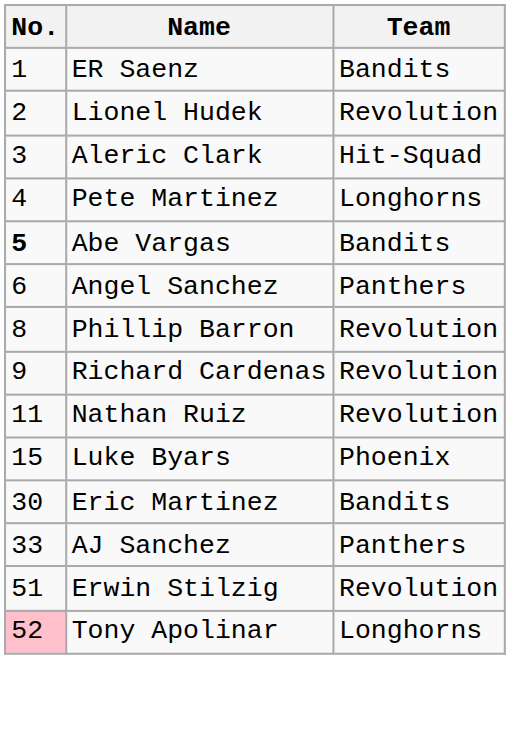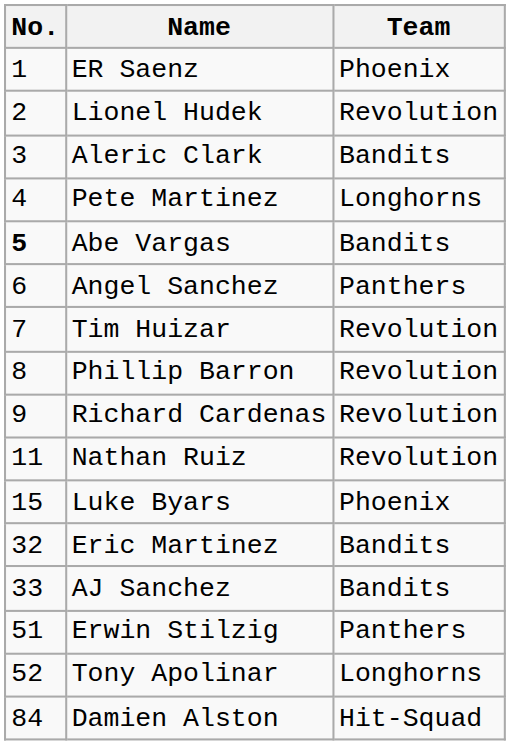(395, 70) Bandits -> (395, 70) Phoenix
(411, 156) Hit-Squad -> (395, 156) Bandits
+ row: (151, 329)
(27, 502) 30 -> (27, 545) 32
(403, 545) Panthers -> (395, 589) Bandits
(419, 589) Revolution -> (403, 632) Panthers
(27, 632) pink background -> (27, 675) no background
+ row: (175, 718)
